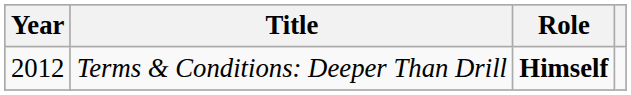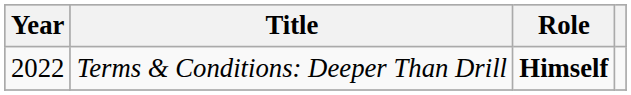(38, 68) 2012 -> (38, 68) 2022
